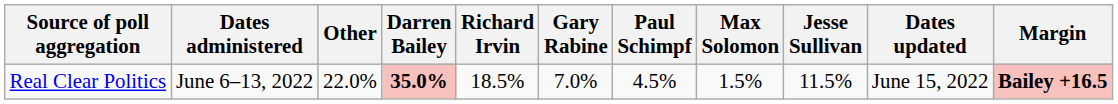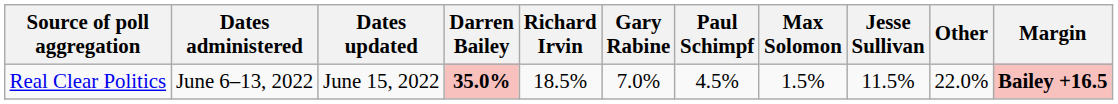columns swapped: (930, 34) <-> (350, 34)
